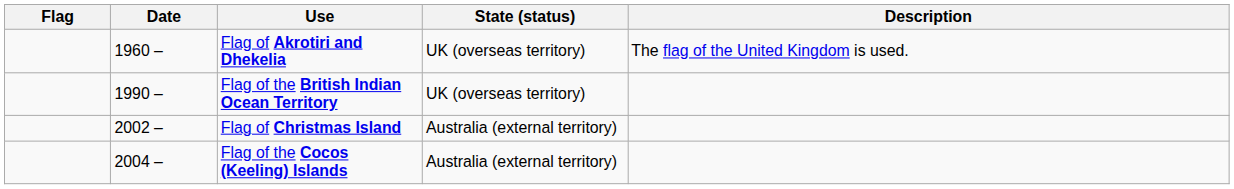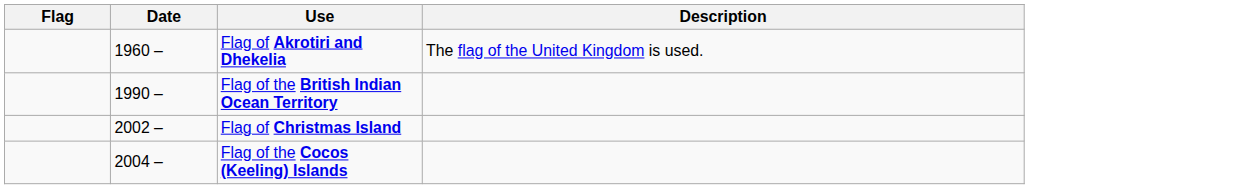- column: (525, 17)
